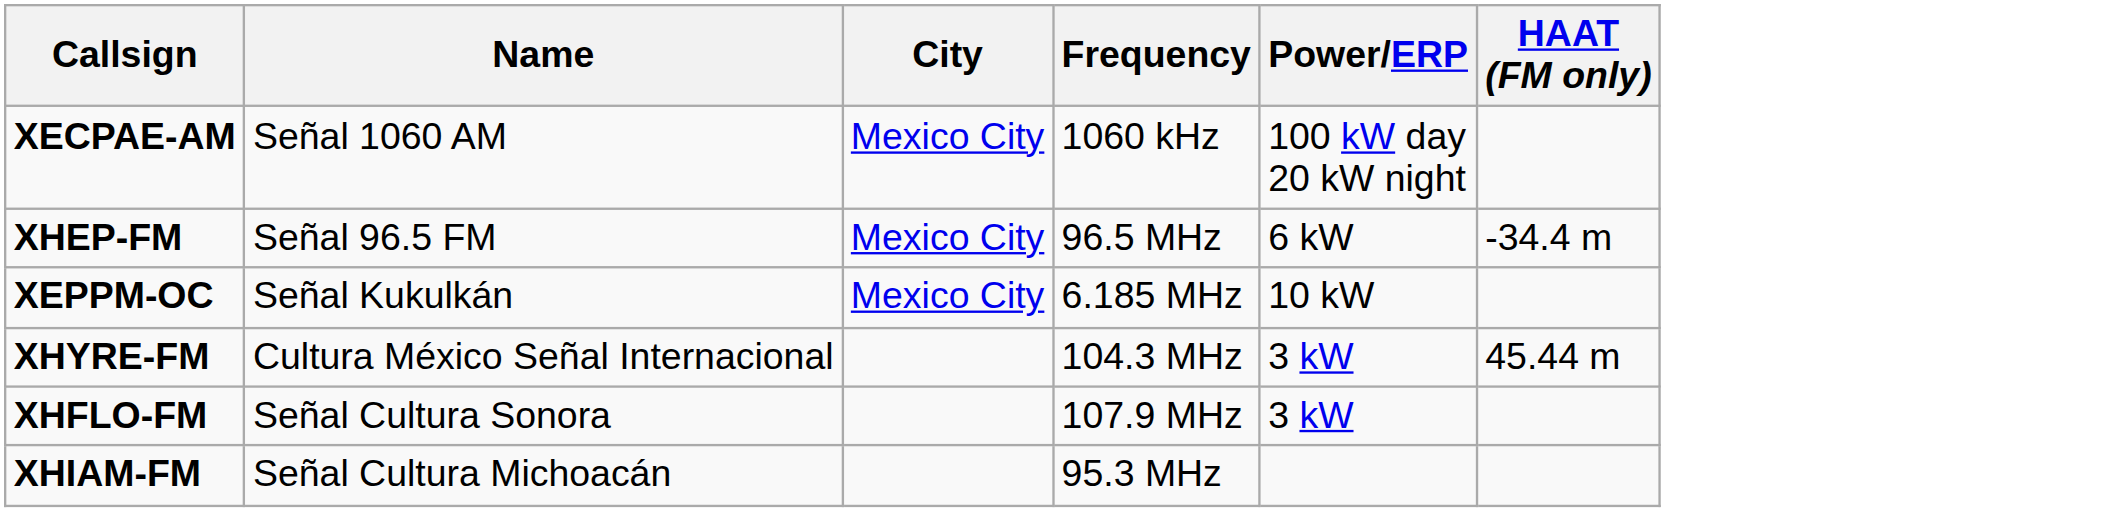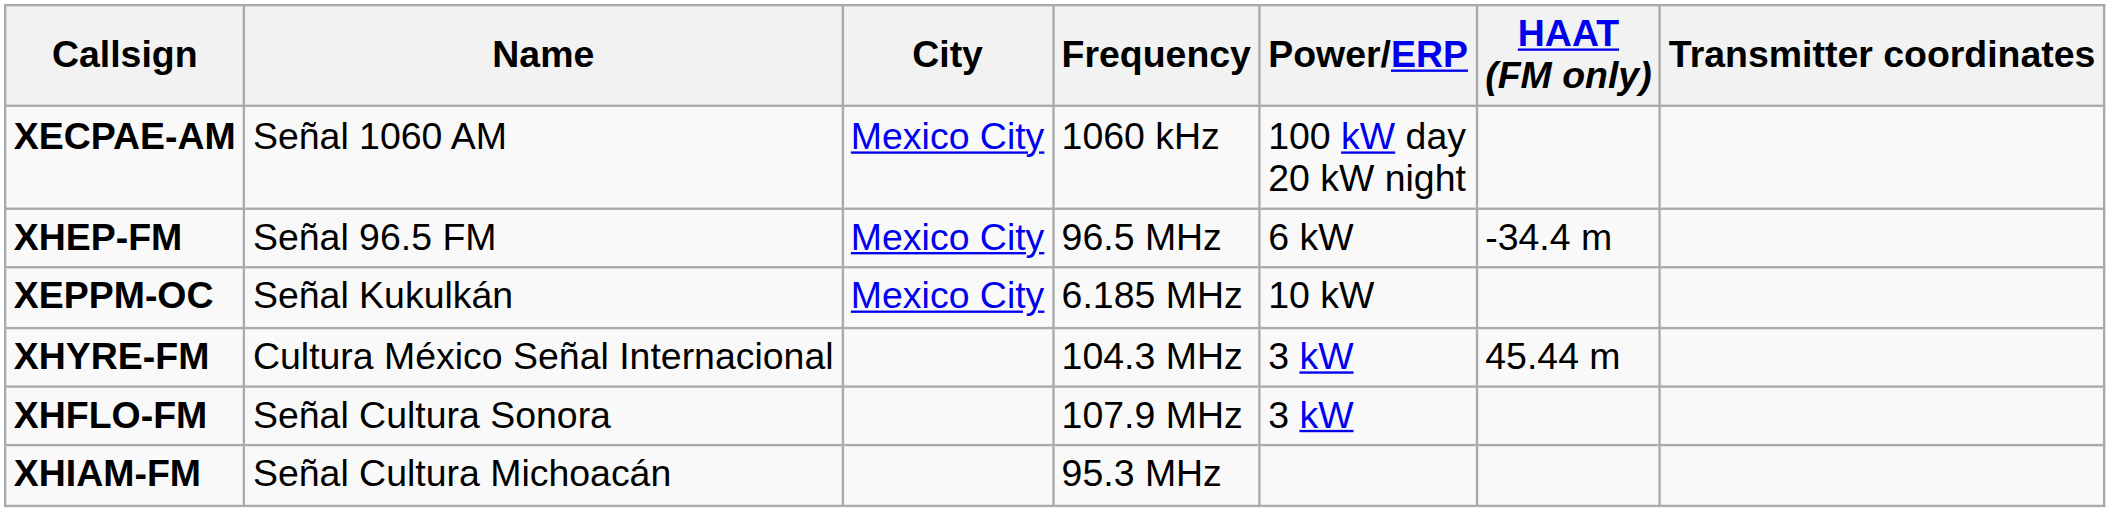+ column: (1882, 55)
